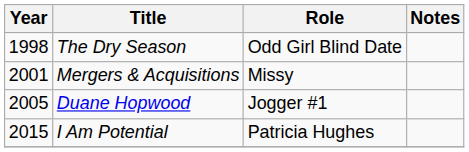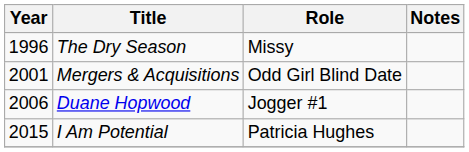(29, 47) 1998 -> (29, 47) 1996
(325, 47) Odd Girl Blind Date -> (271, 47) Missy
(271, 75) Missy -> (325, 75) Odd Girl Blind Date
(29, 103) 2005 -> (29, 103) 2006
